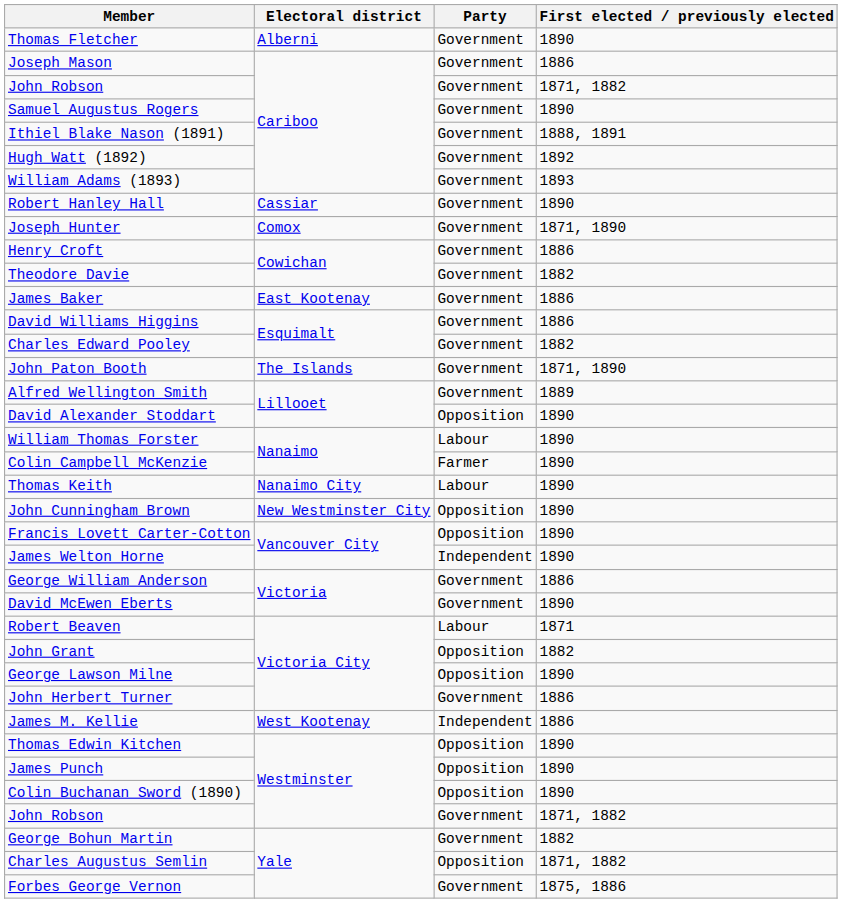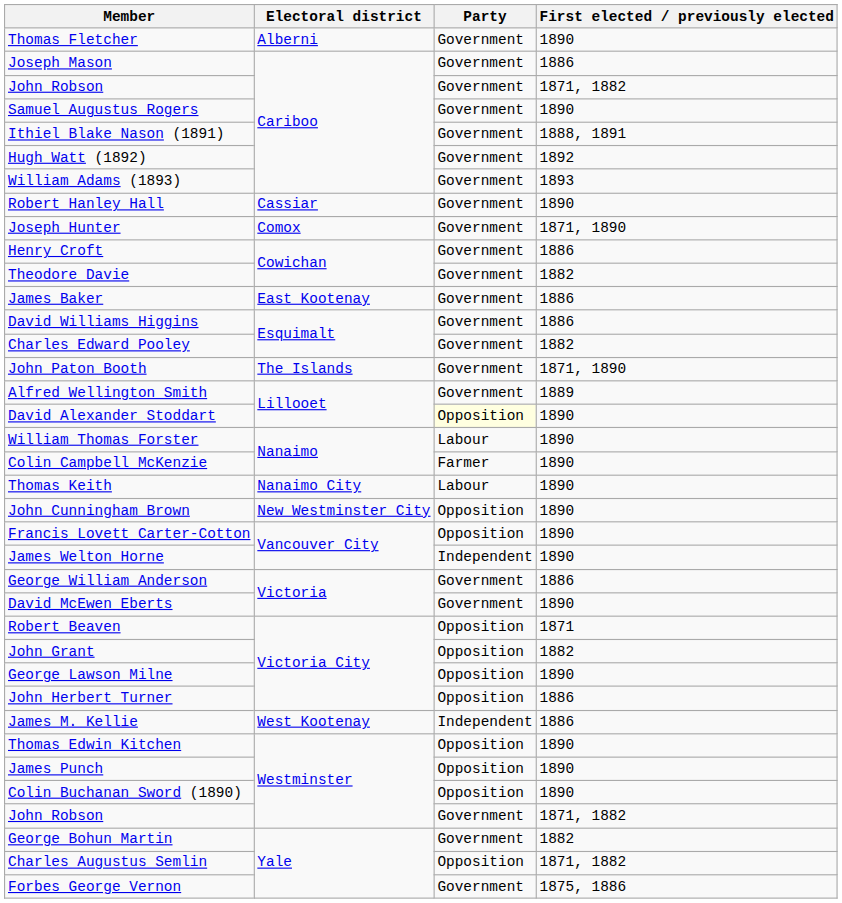(481, 416) no background -> (481, 416) lightyellow background
(463, 628) Labour -> (481, 628) Opposition
(481, 698) Government -> (481, 698) Opposition
